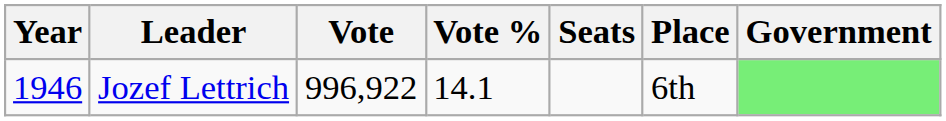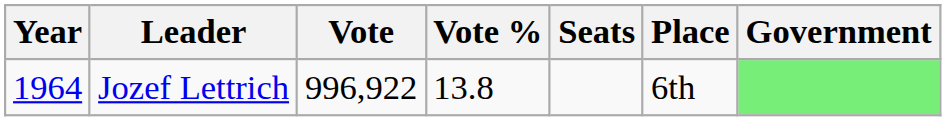(48, 86) 1946 -> (48, 86) 1964
(463, 86) 14.1 -> (463, 86) 13.8
